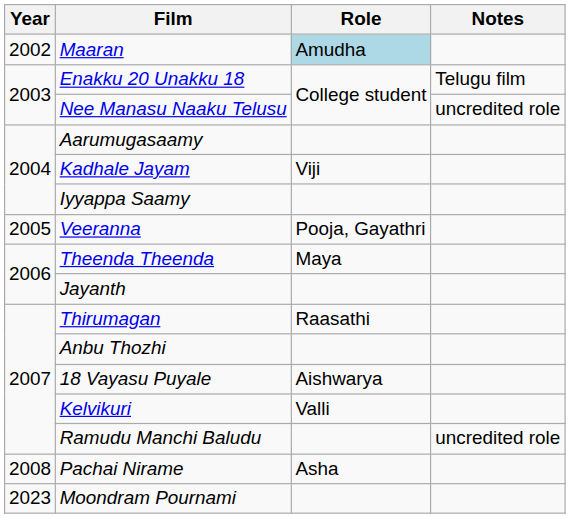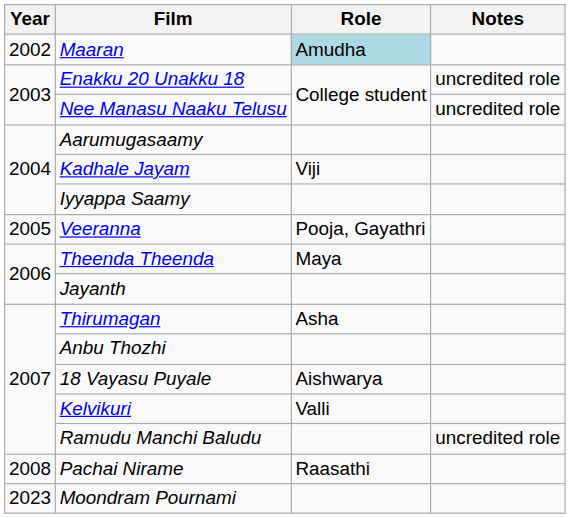(480, 79) Telugu film -> (498, 79) uncredited role
(333, 318) Raasathi -> (317, 318) Asha
(317, 468) Asha -> (333, 468) Raasathi
